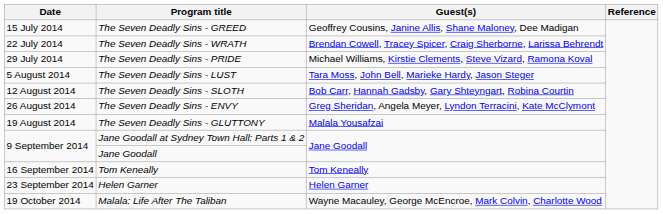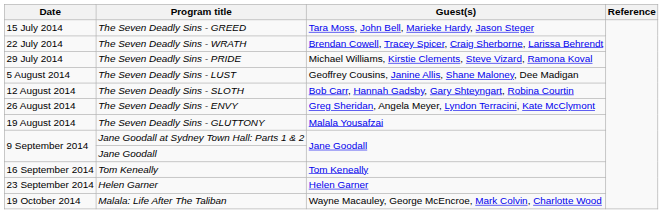(444, 28) Geoffrey Cousins, Janine Allis, Shane Maloney, Dee Madigan -> (421, 28) Tara Moss, John Bell, Marieke Hardy, Jason Steger
(421, 75) Tara Moss, John Bell, Marieke Hardy, Jason Steger -> (444, 75) Geoffrey Cousins, Janine Allis, Shane Maloney, Dee Madigan
